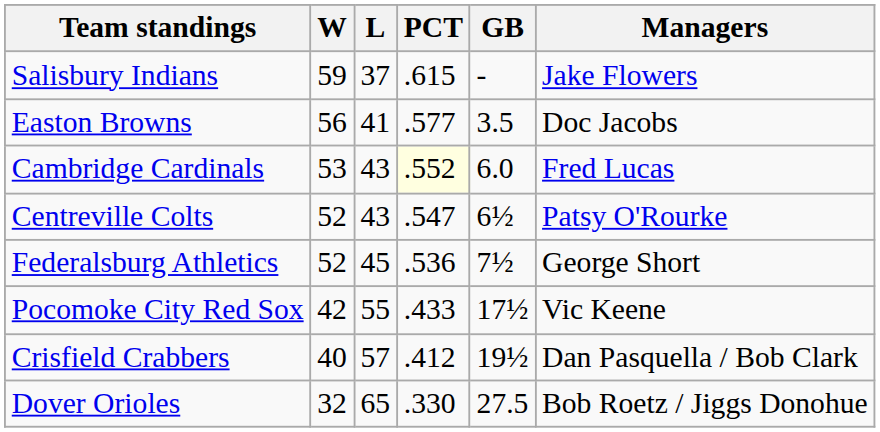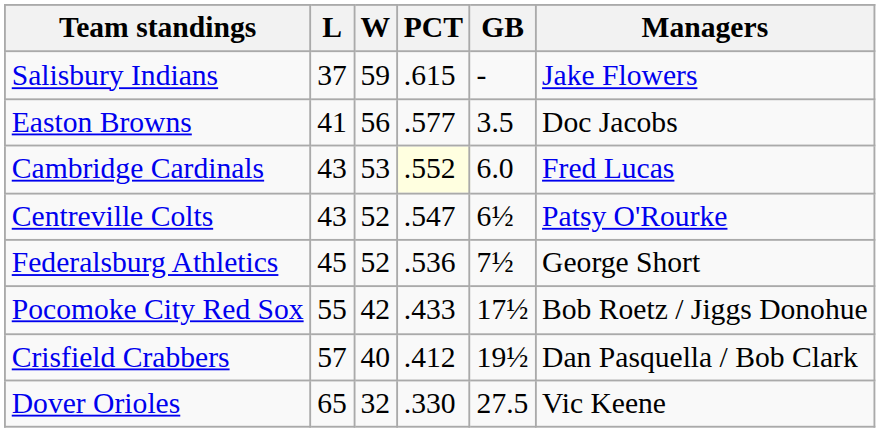columns swapped: (332, 27) <-> (375, 27)
(604, 309) Vic Keene -> (705, 309) Bob Roetz / Jiggs Donohue
(705, 403) Bob Roetz / Jiggs Donohue -> (604, 403) Vic Keene
